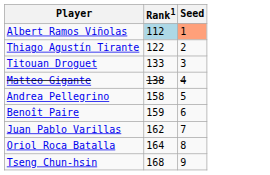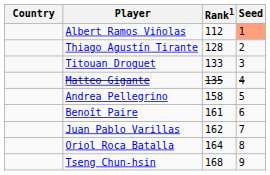+ column: (34, 14)
(155, 31) lightblue background -> (214, 31) no background
(155, 48) 122 -> (214, 48) 128
(155, 80) 138 -> (214, 80) 135
(155, 113) 159 -> (214, 113) 161
